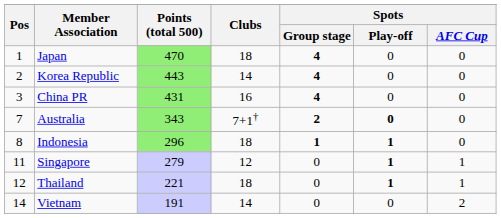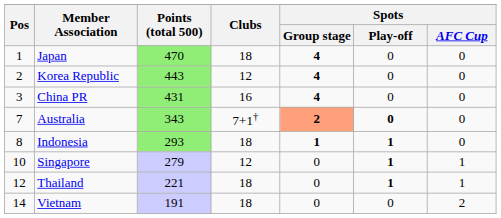(245, 76) 14 -> (245, 76) 12
(317, 119) no background -> (317, 119) lightsalmon background
(174, 141) 296 -> (174, 141) 293
(19, 162) 11 -> (19, 162) 10
(245, 203) 14 -> (245, 203) 18
